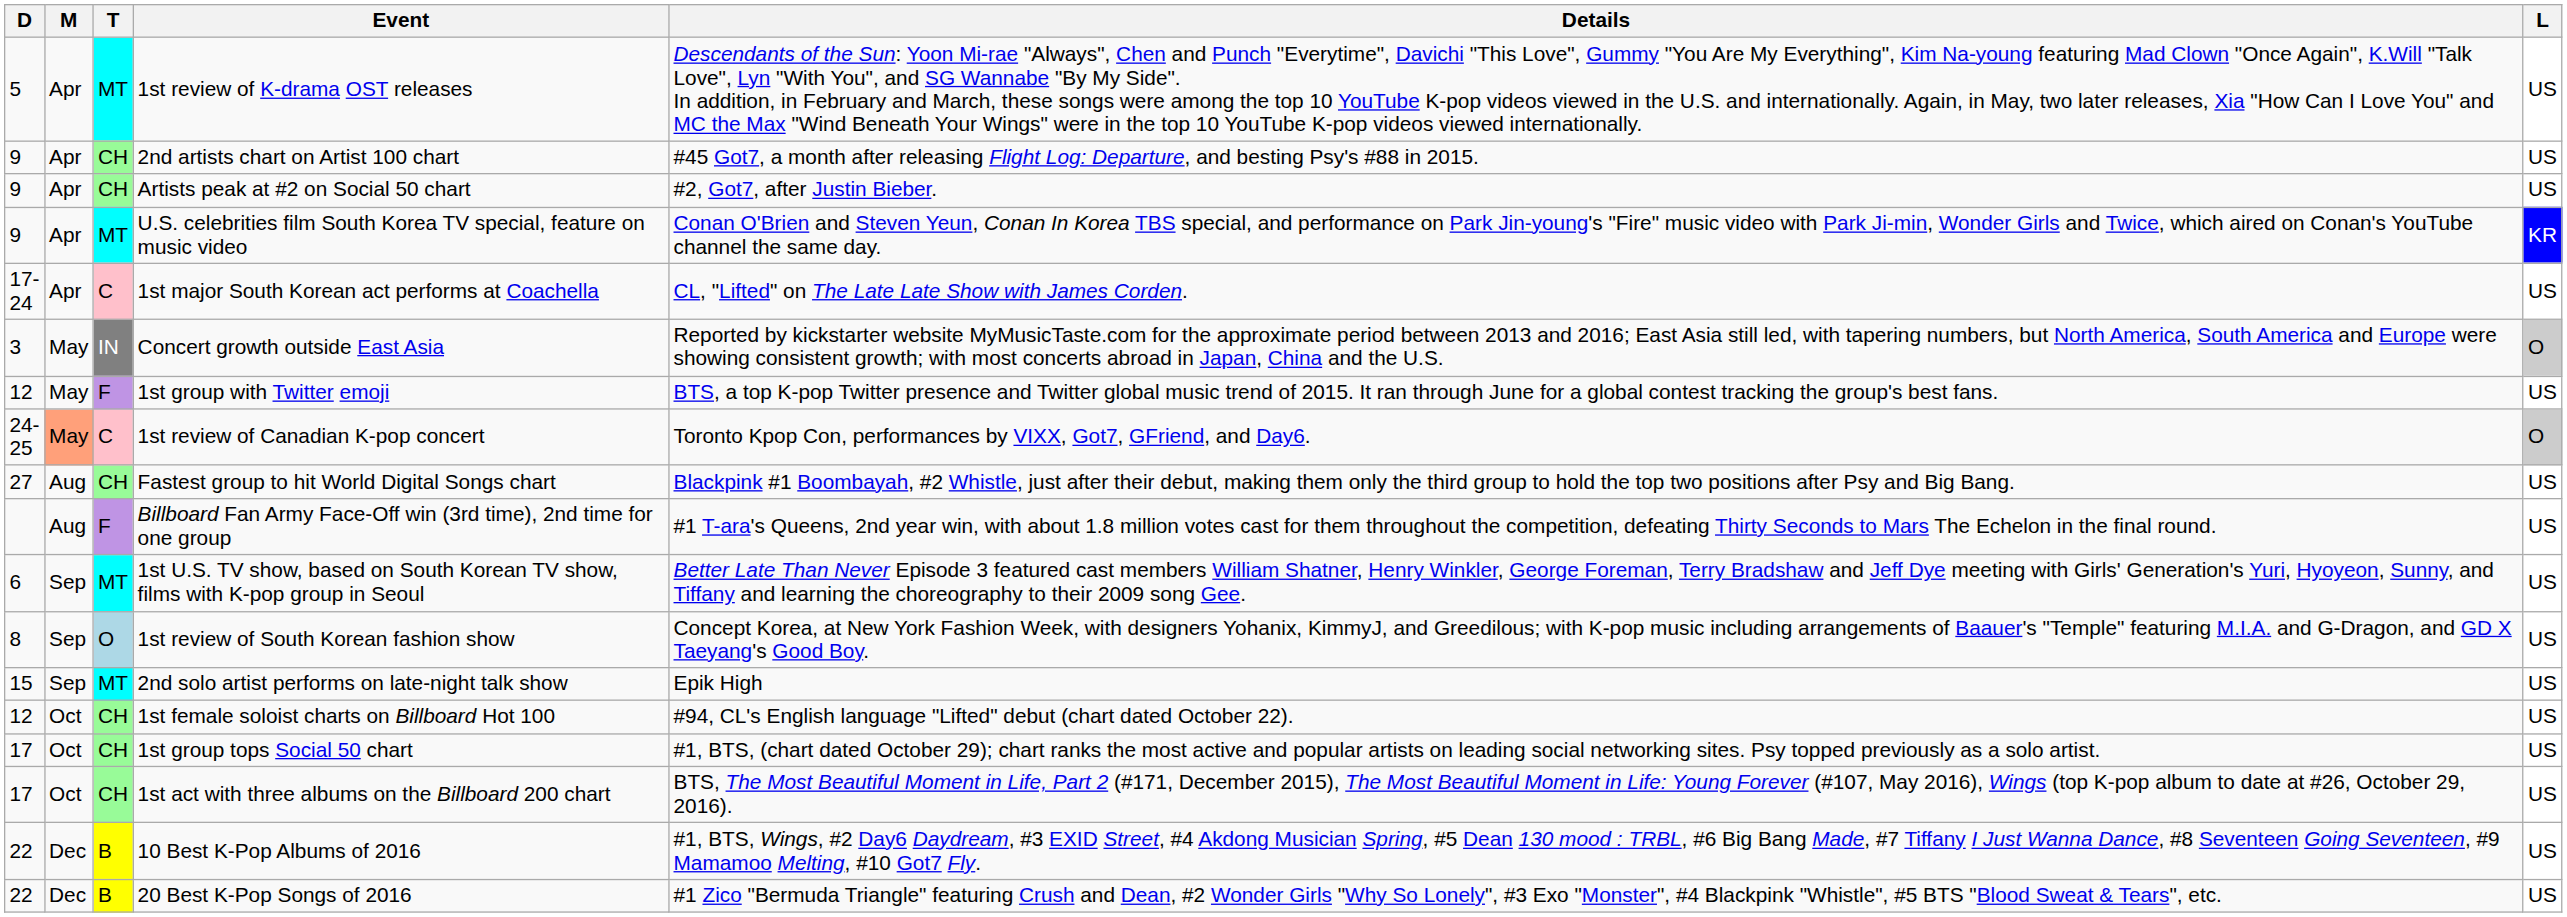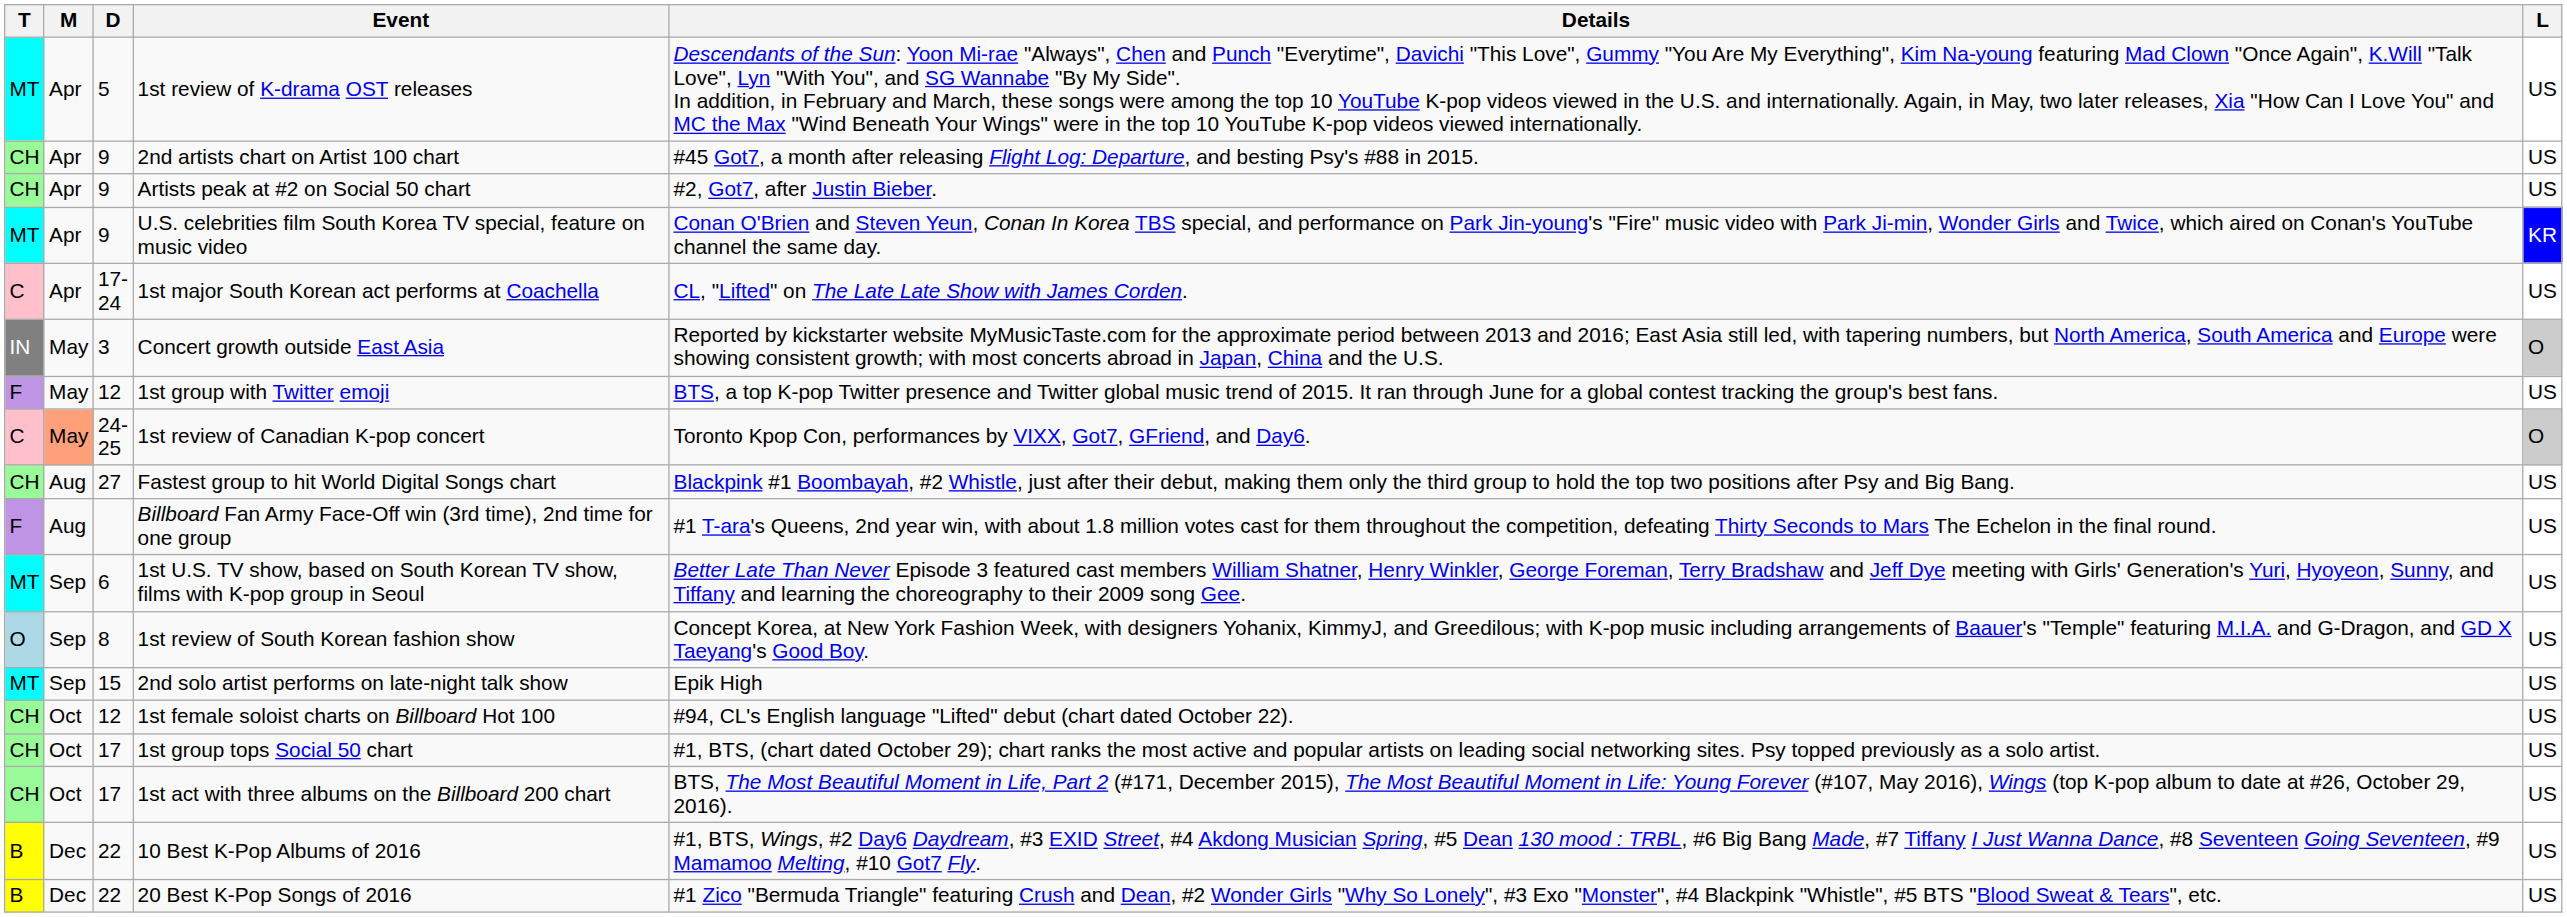columns swapped: (113, 20) <-> (24, 20)
